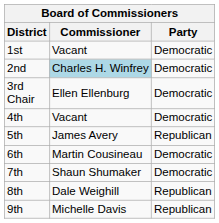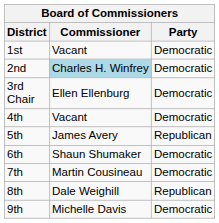(97, 154) Martin Cousineau -> (97, 154) Shaun Shumaker
(97, 172) Shaun Shumaker -> (97, 172) Martin Cousineau
(183, 209) Republican -> (183, 209) Democratic
